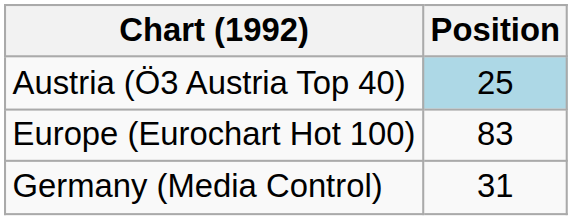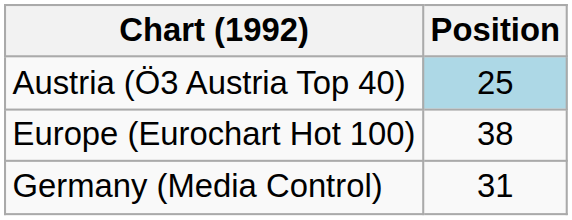(495, 134) 83 -> (495, 134) 38
